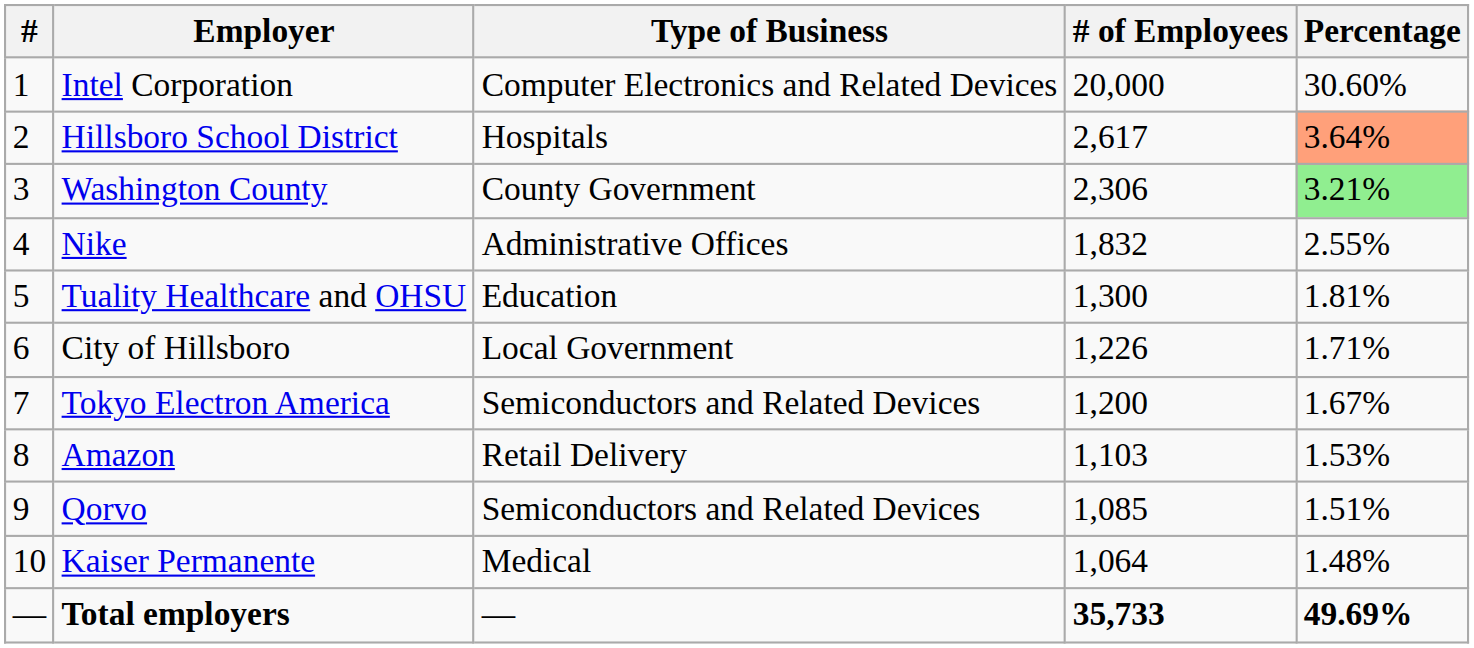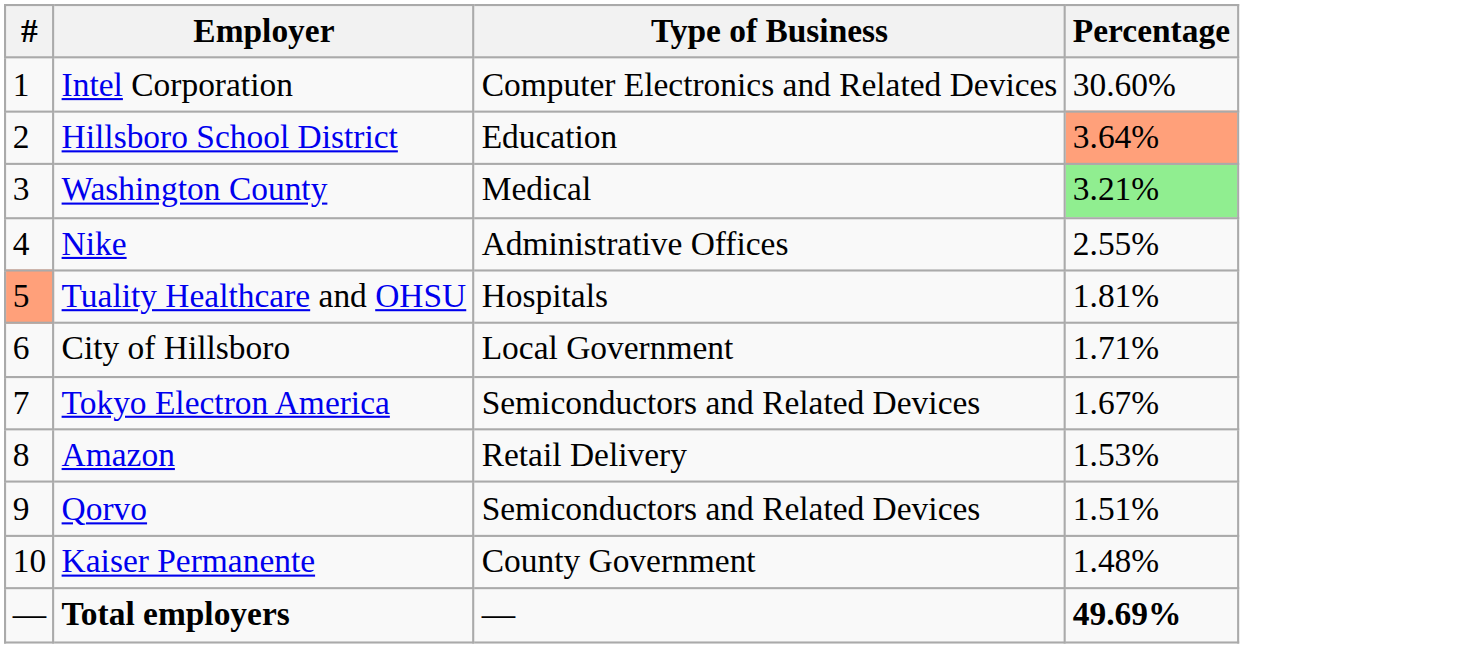- column: (1181, 31)
(545, 137) Hospitals -> (549, 137) Education
(619, 190) County Government -> (536, 190) Medical
(21, 296) no background -> (21, 296) lightsalmon background
(549, 296) Education -> (545, 296) Hospitals
(536, 561) Medical -> (619, 561) County Government
